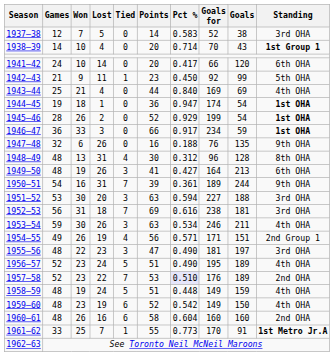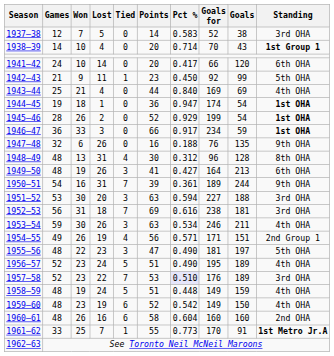(293, 251) 3rd OHA -> (293, 251) 5th OHA
(293, 278) 2nd OHA -> (293, 278) 3rd OHA
